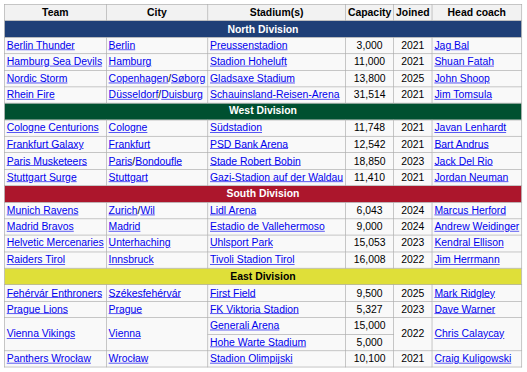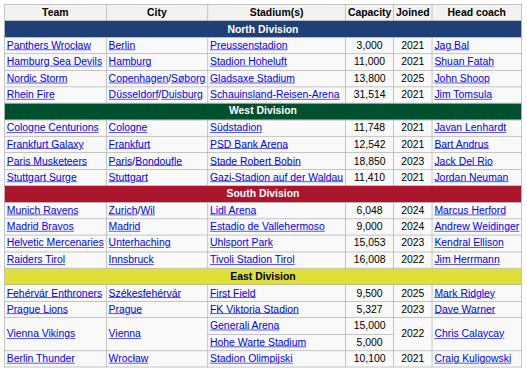(41, 45) Berlin Thunder -> (49, 45) Panthers Wrocław
(370, 210) 6,043 -> (370, 210) 6,048
(49, 359) Panthers Wrocław -> (41, 359) Berlin Thunder
